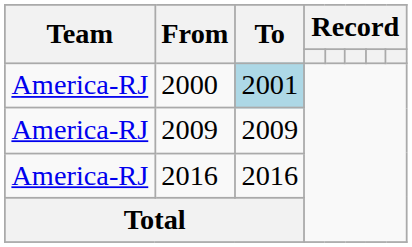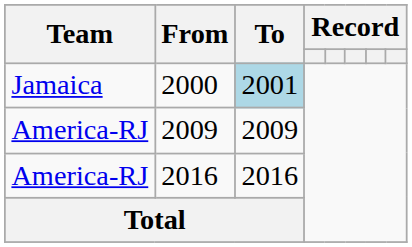(80, 84) America-RJ -> (57, 84) Jamaica
